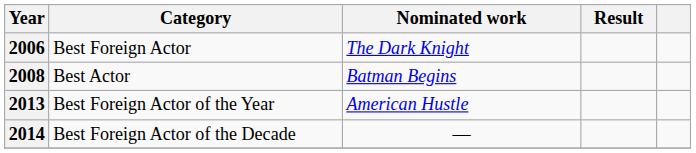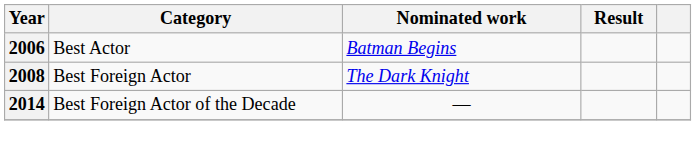(122, 47) Best Foreign Actor -> (92, 47) Best Actor
(408, 47) The Dark Knight -> (401, 47) Batman Begins
(92, 76) Best Actor -> (122, 76) Best Foreign Actor
(401, 76) Batman Begins -> (408, 76) The Dark Knight
- row: (27, 104)
